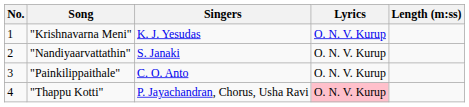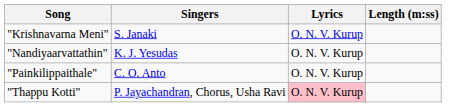- column: (16, 14)
(169, 34) K. J. Yesudas -> (136, 34) S. Janaki
(158, 53) S. Janaki -> (146, 53) K. J. Yesudas
